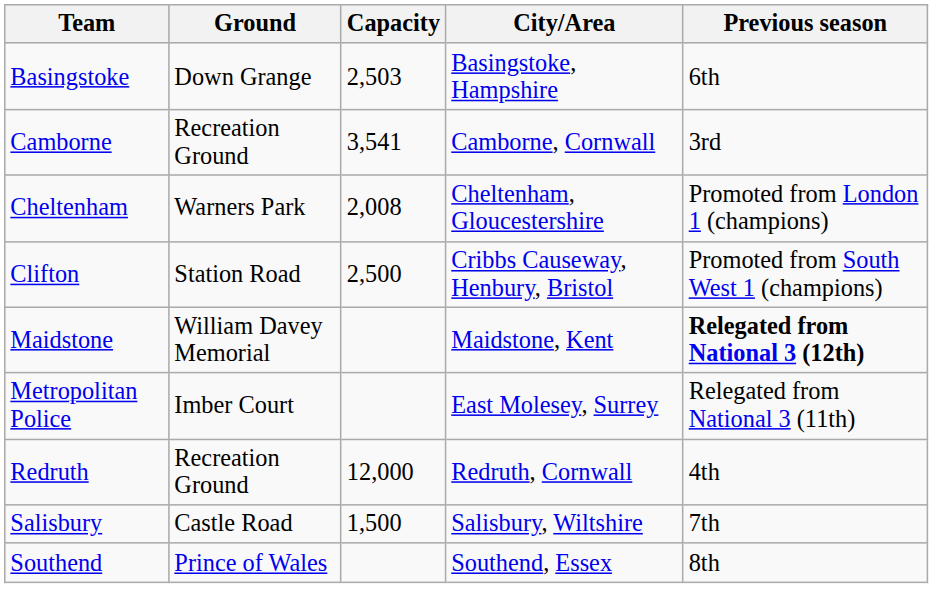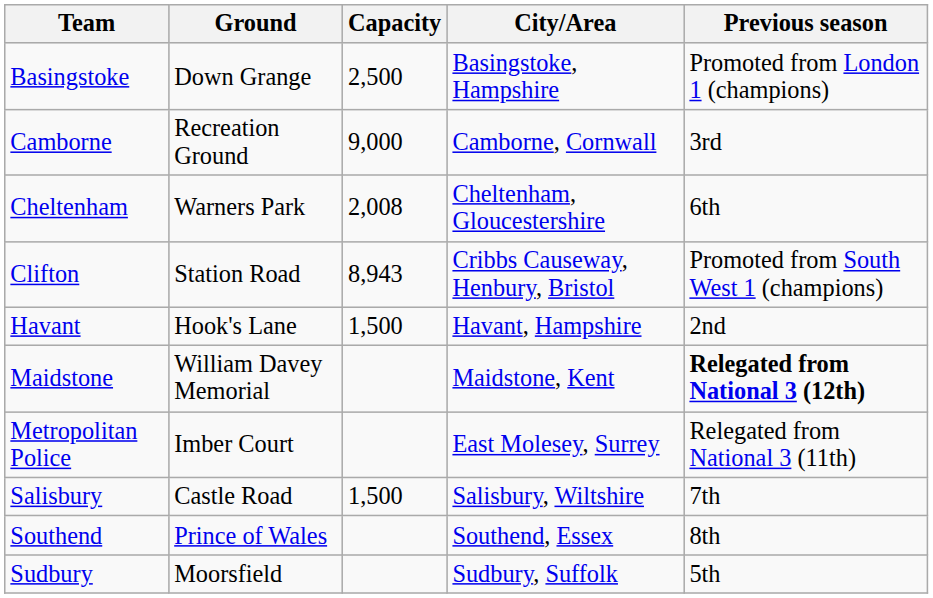(374, 76) 2,503 -> (375, 76) 2,500
(704, 76) 6th -> (804, 76) Promoted from London 1 (champions)
(374, 141) 3,541 -> (375, 141) 9,000
(804, 207) Promoted from London 1 (champions) -> (705, 207) 6th
(374, 273) 2,500 -> (375, 273) 8,943
+ row: (45, 326)
- row: (50, 471)
+ row: (52, 573)
